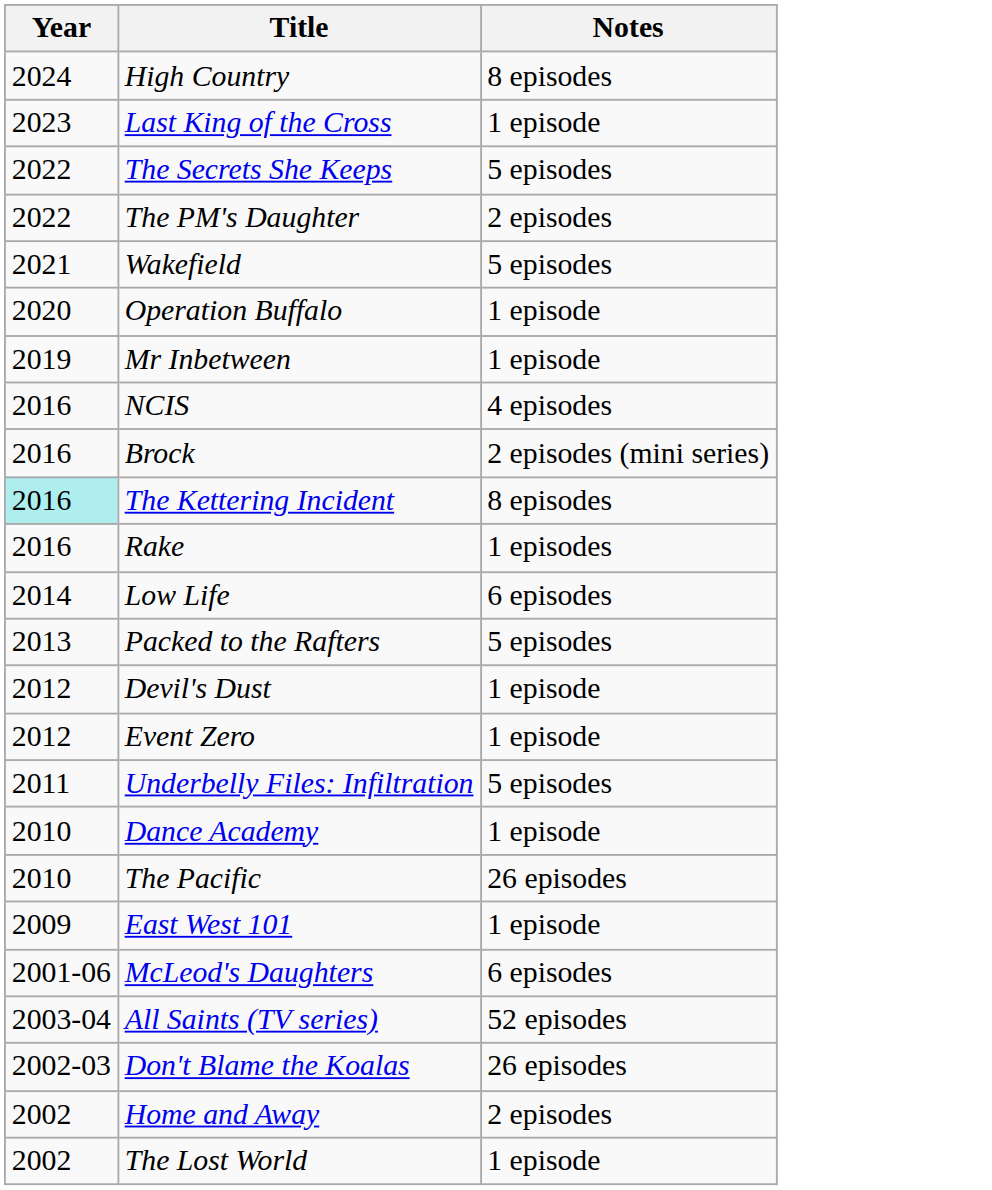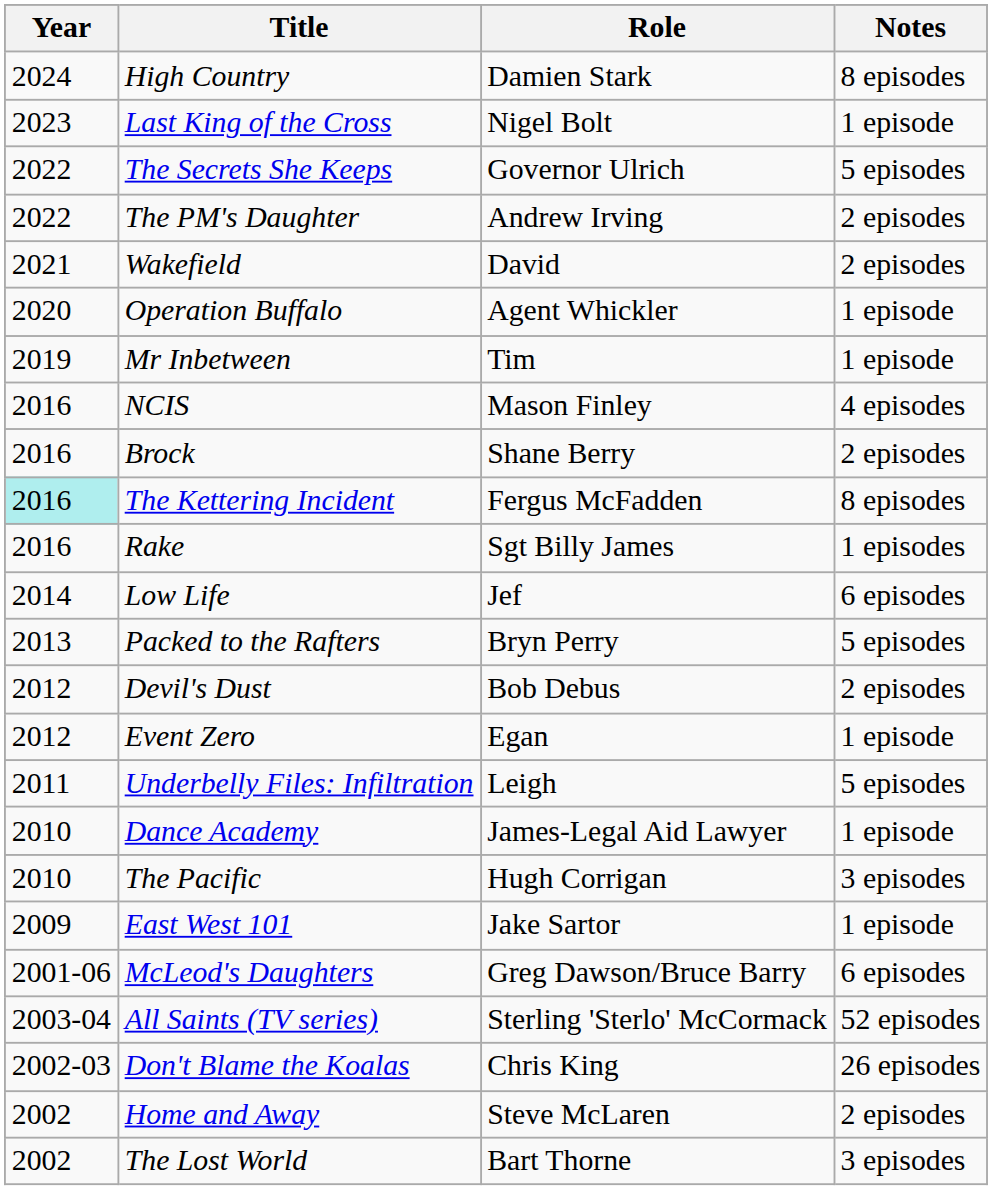+ column: (657, 28)
(550, 264) 5 episodes -> (903, 264) 2 episodes
(628, 452) 2 episodes (mini series) -> (903, 452) 2 episodes
(544, 688) 1 episode -> (903, 688) 2 episodes
(557, 877) 26 episodes -> (903, 877) 3 episodes
(544, 1160) 1 episode -> (903, 1160) 3 episodes
